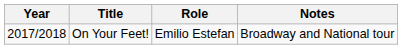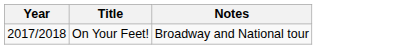- column: (195, 14)
